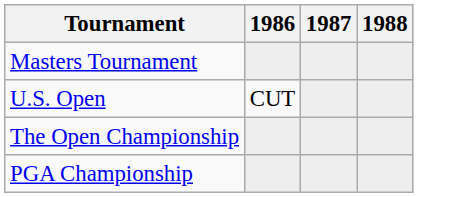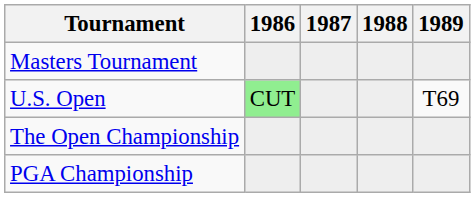+ column: (441, 23)
(272, 98) no background -> (272, 98) lightgreen background
